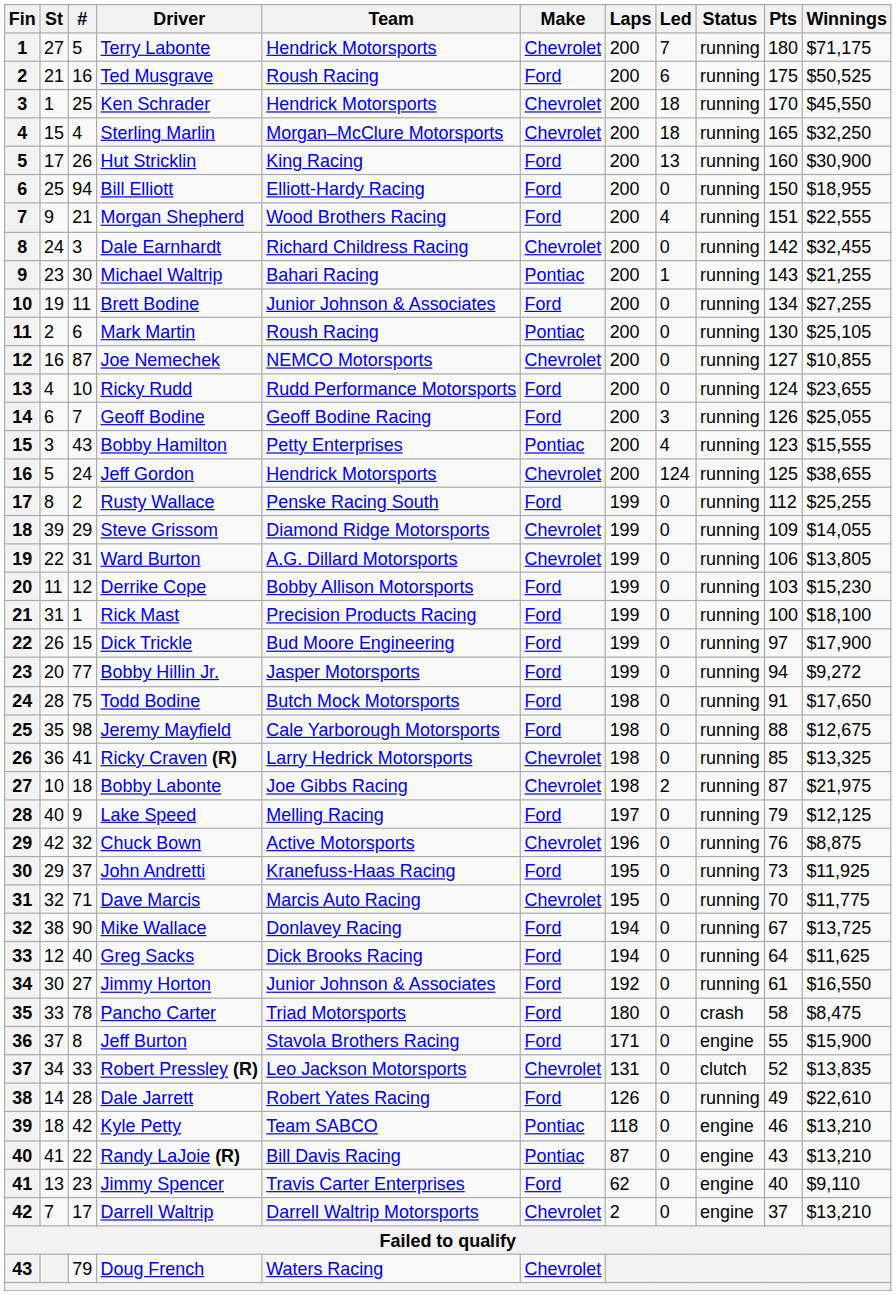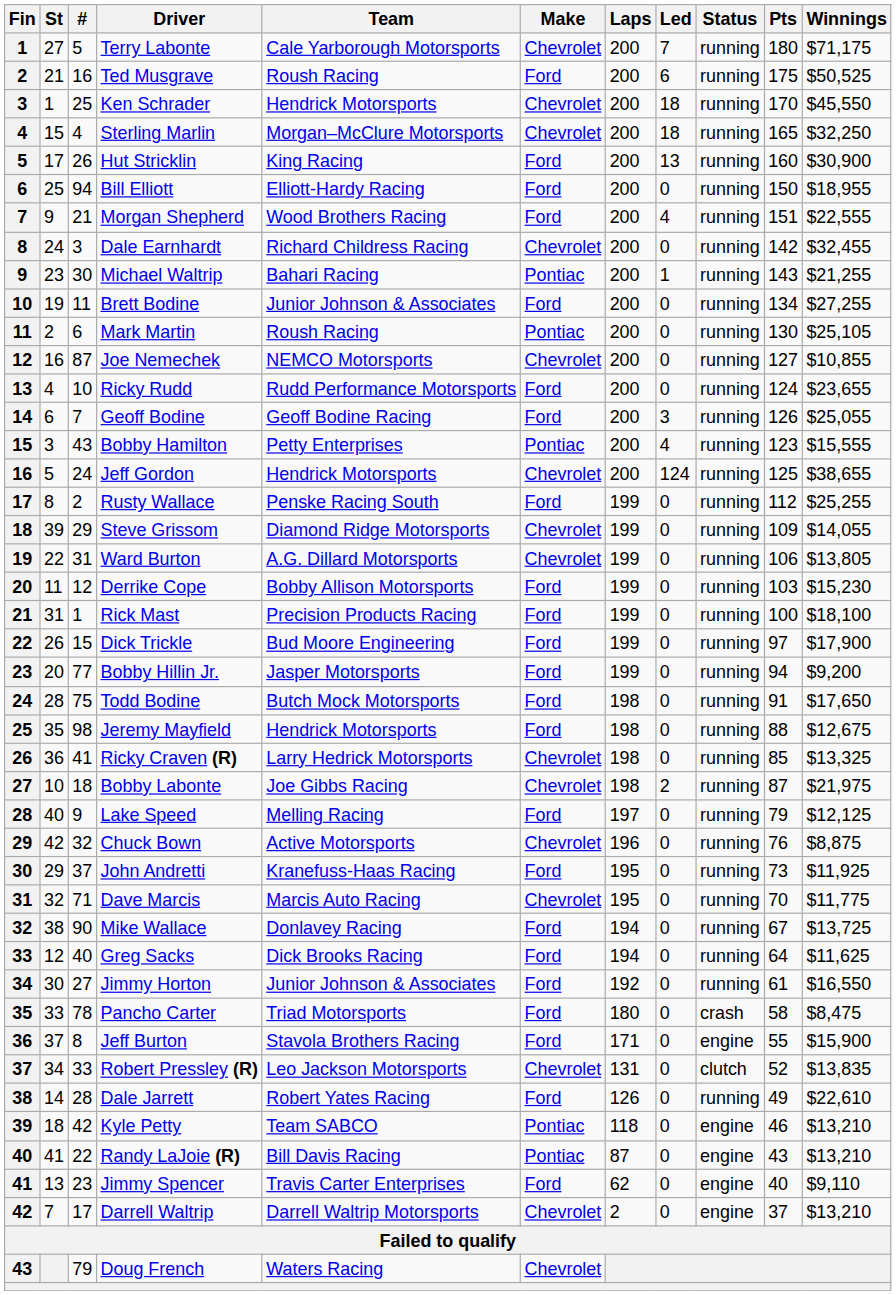(351, 47) Hendrick Motorsports -> (383, 47) Cale Yarborough Motorsports
(834, 672) $9,272 -> (834, 672) $9,200
(383, 729) Cale Yarborough Motorsports -> (351, 729) Hendrick Motorsports
